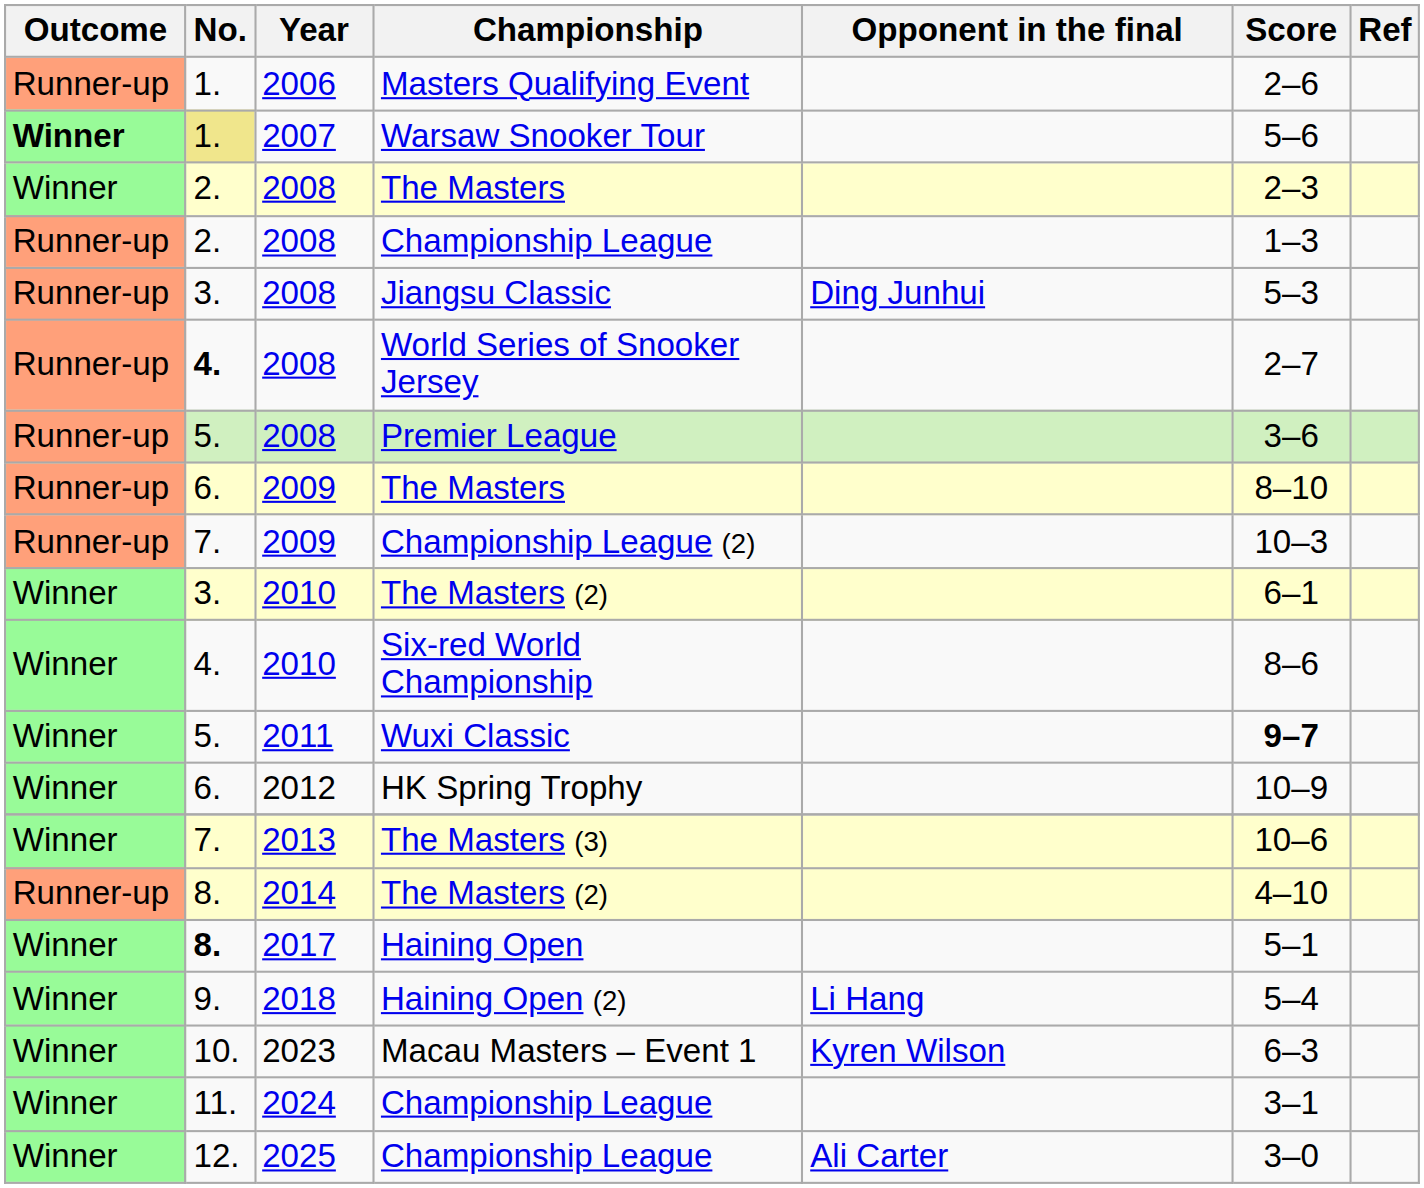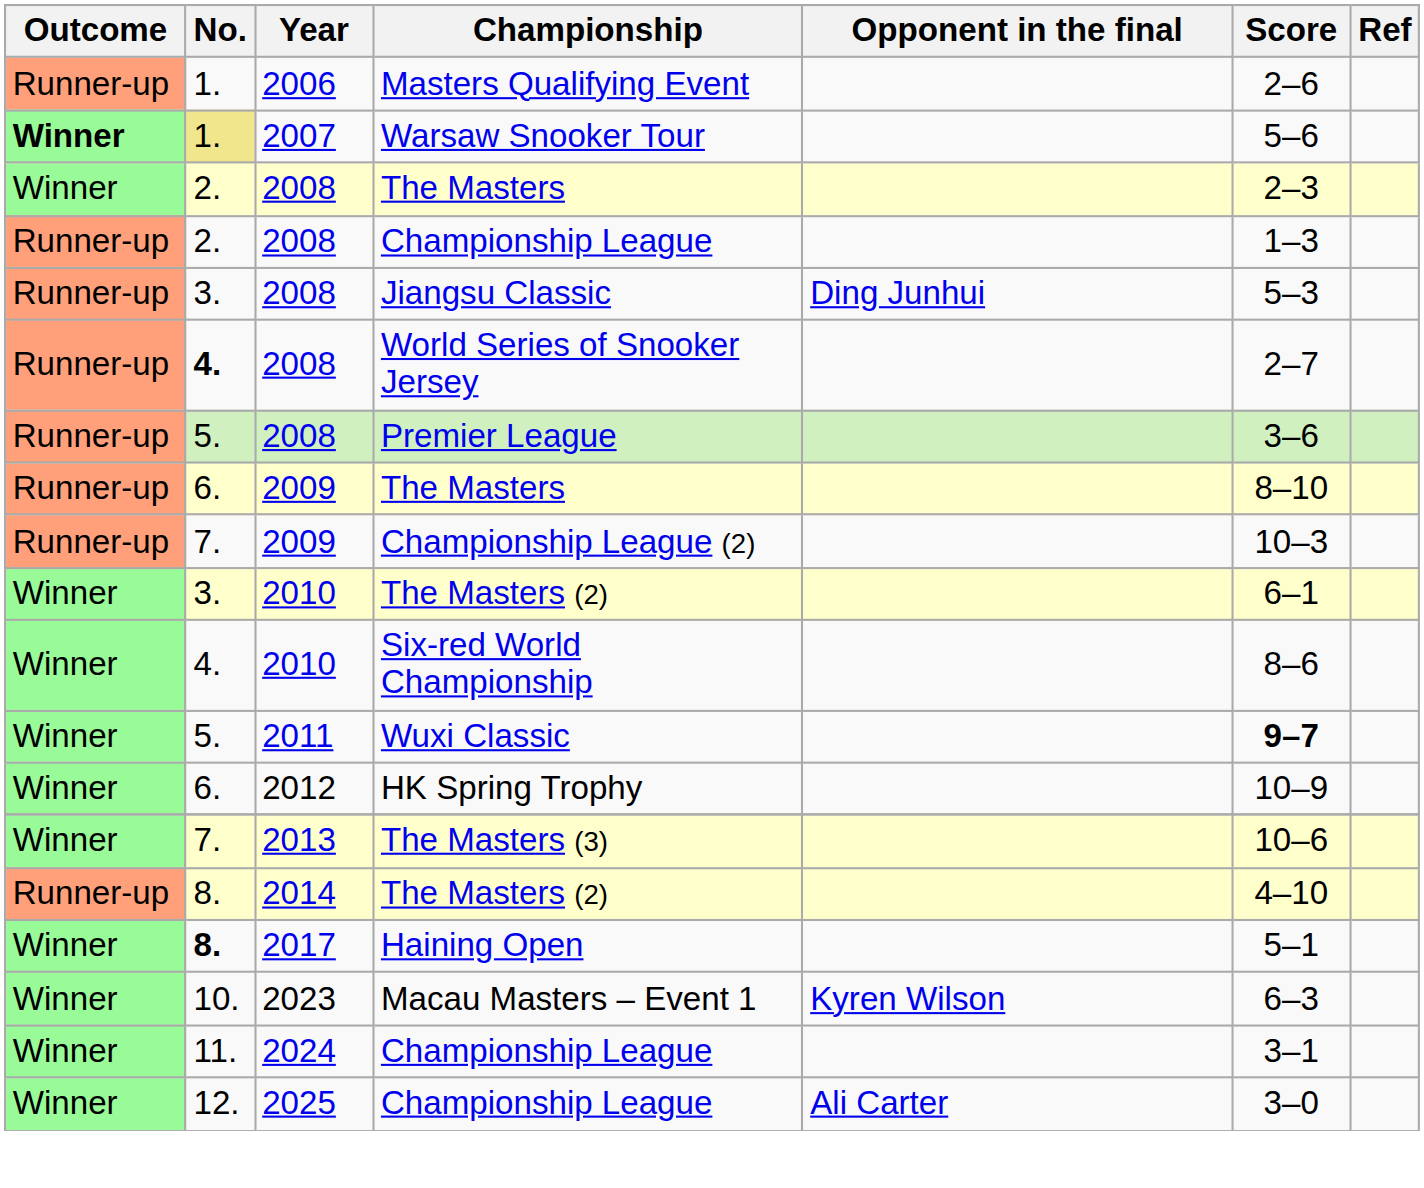- row: (299, 998)
